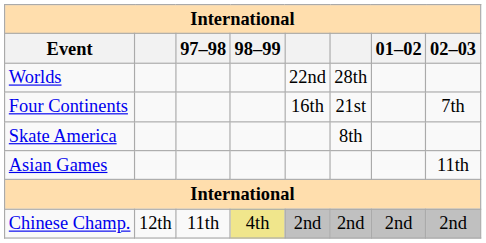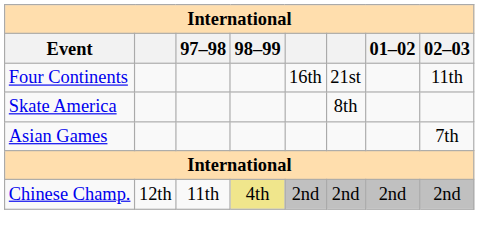- row: (35, 77)
(453, 106) 7th -> (447, 77) 11th
(453, 164) 11th -> (447, 135) 7th
